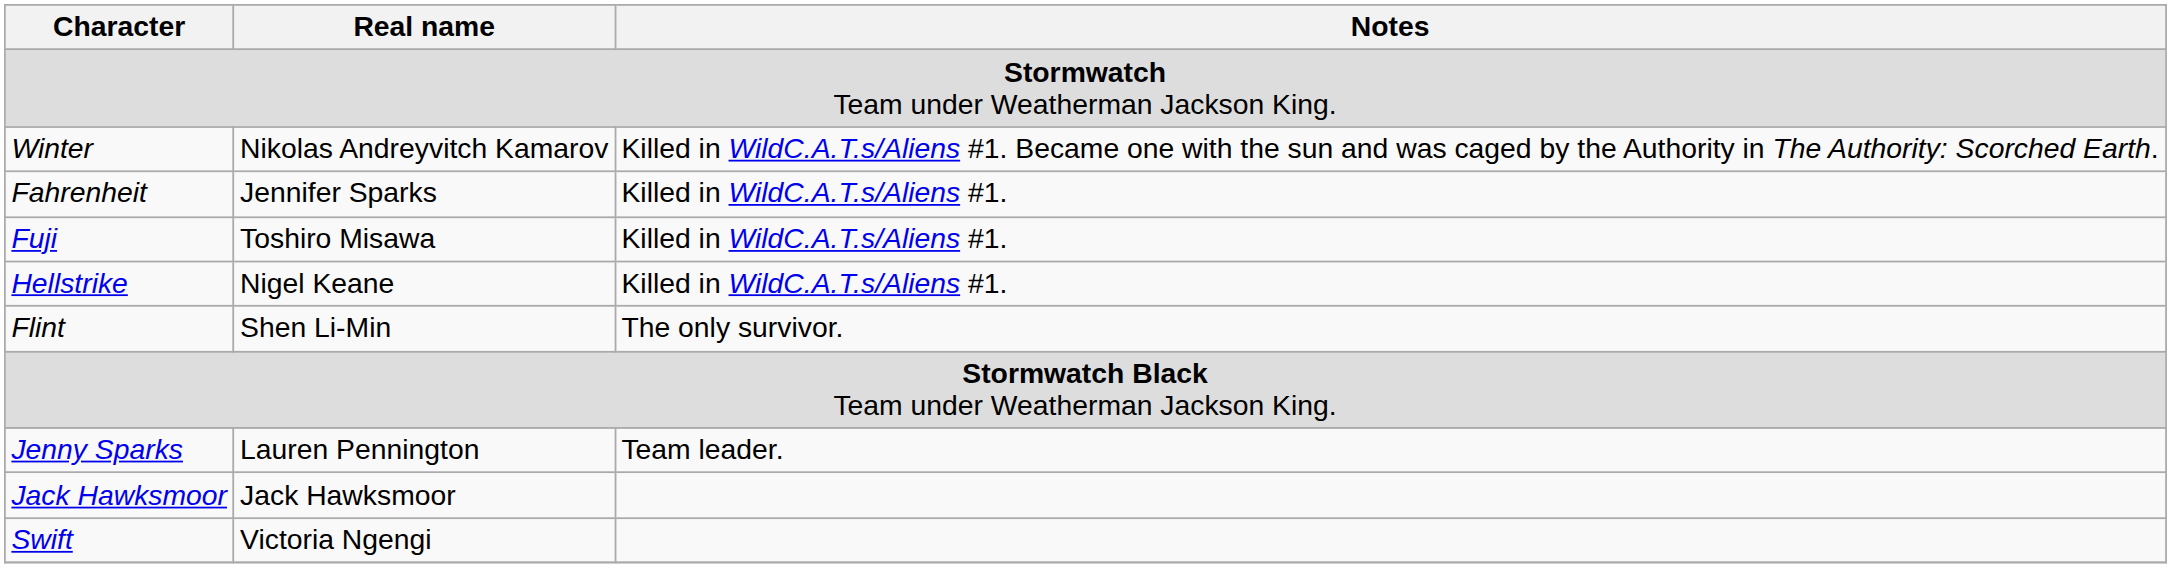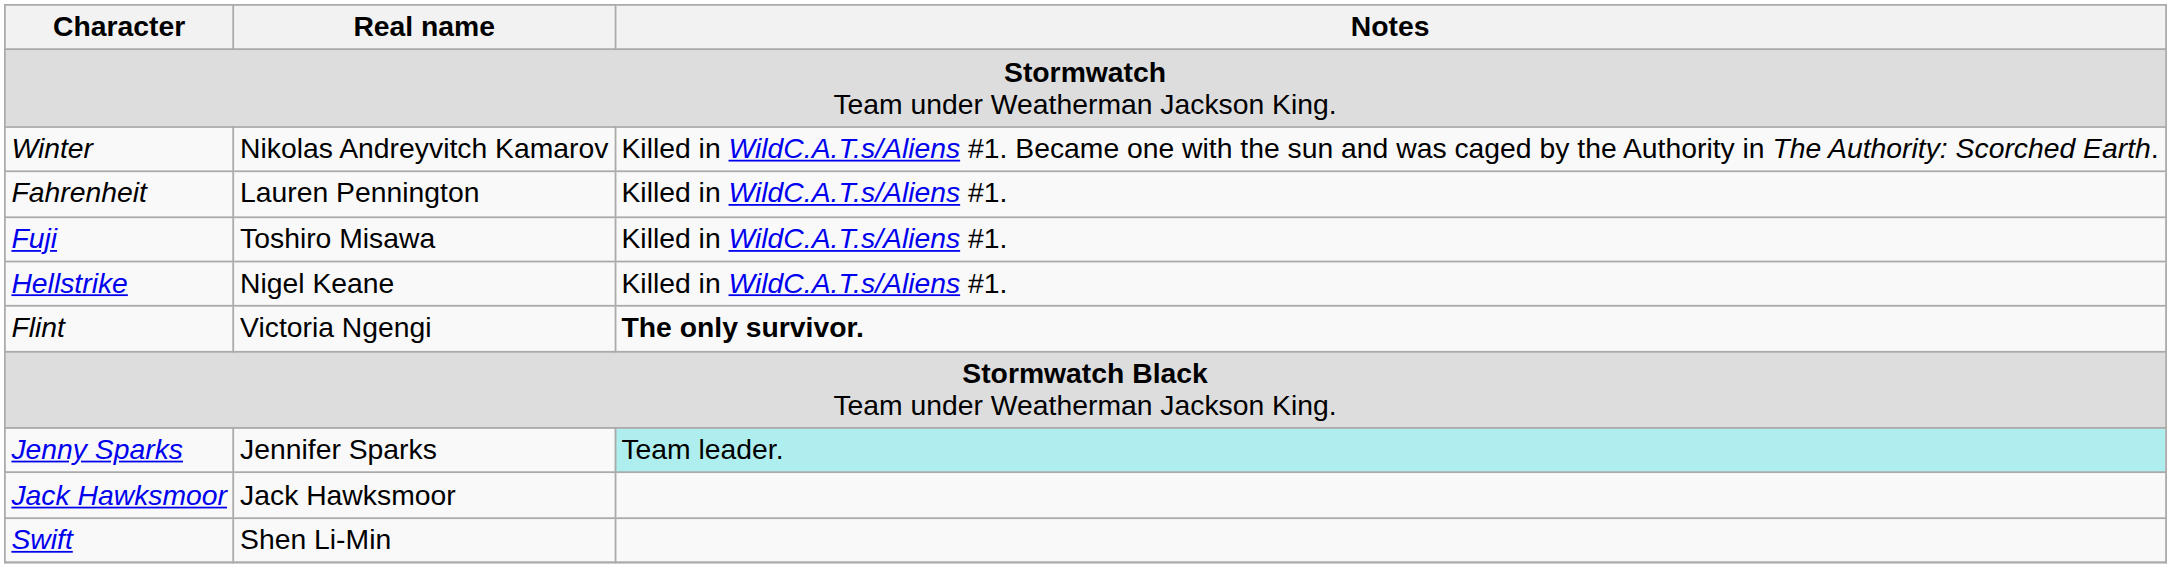(338, 193) Jennifer Sparks -> (360, 193) Lauren Pennington
(316, 328) Shen Li-Min -> (336, 328) Victoria Ngengi
(732, 328) normal -> (743, 328) bold
(360, 449) Lauren Pennington -> (338, 449) Jennifer Sparks
(703, 449) no background -> (703, 449) paleturquoise background
(336, 539) Victoria Ngengi -> (316, 539) Shen Li-Min
